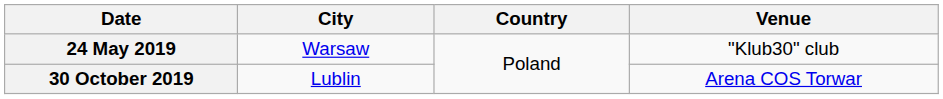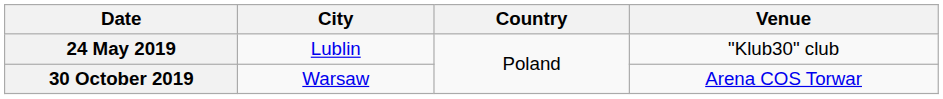(336, 49) Warsaw -> (336, 49) Lublin
(336, 78) Lublin -> (336, 78) Warsaw
